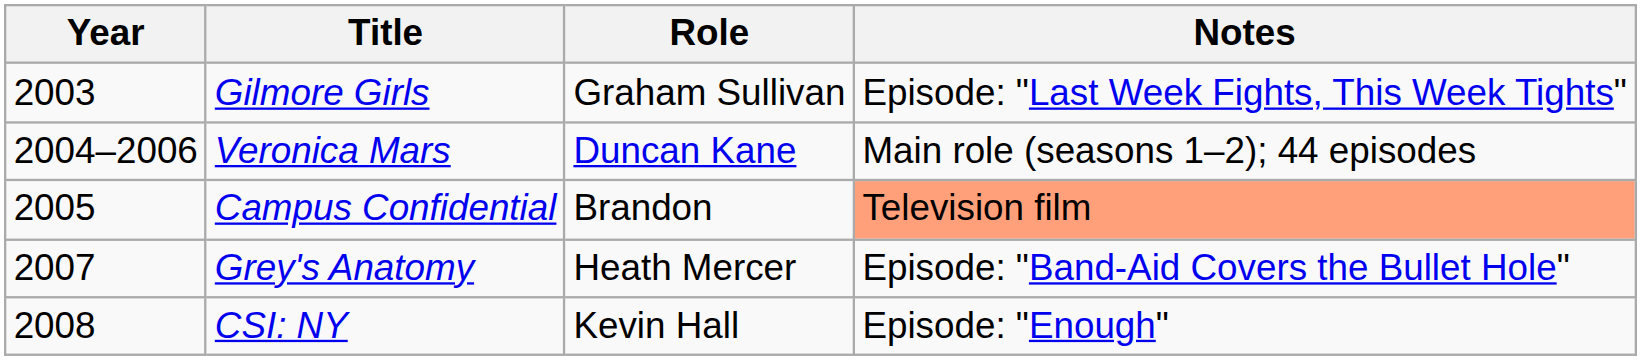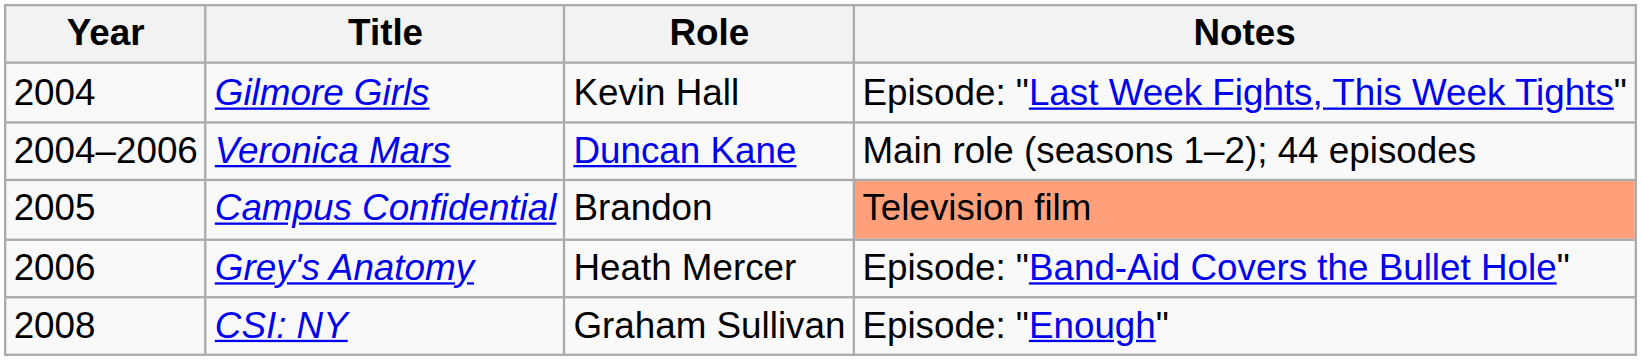(55, 92) 2003 -> (55, 92) 2004
(709, 92) Graham Sullivan -> (656, 92) Kevin Hall
(55, 267) 2007 -> (55, 267) 2006
(656, 325) Kevin Hall -> (709, 325) Graham Sullivan
